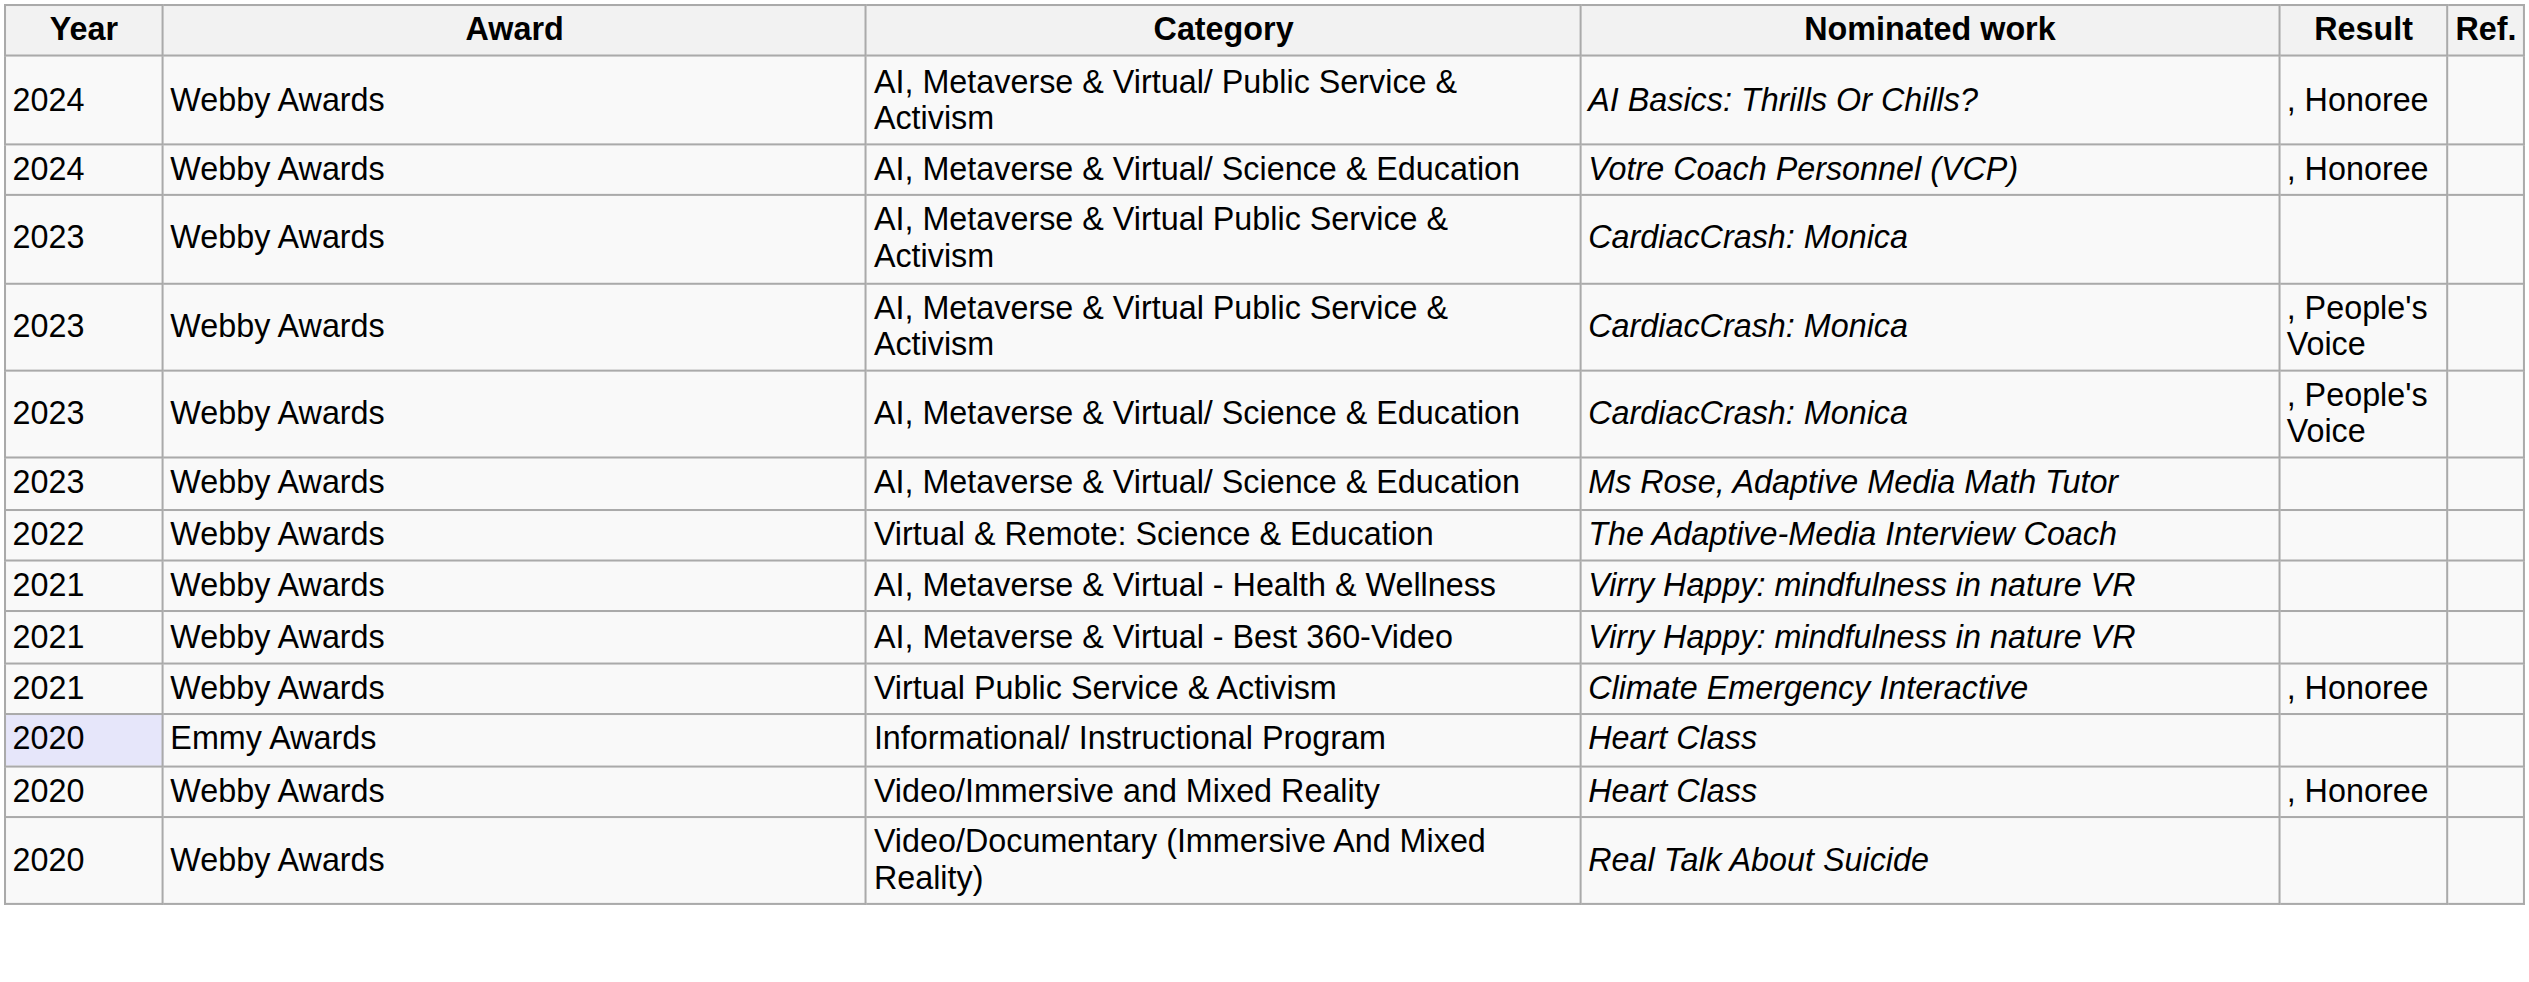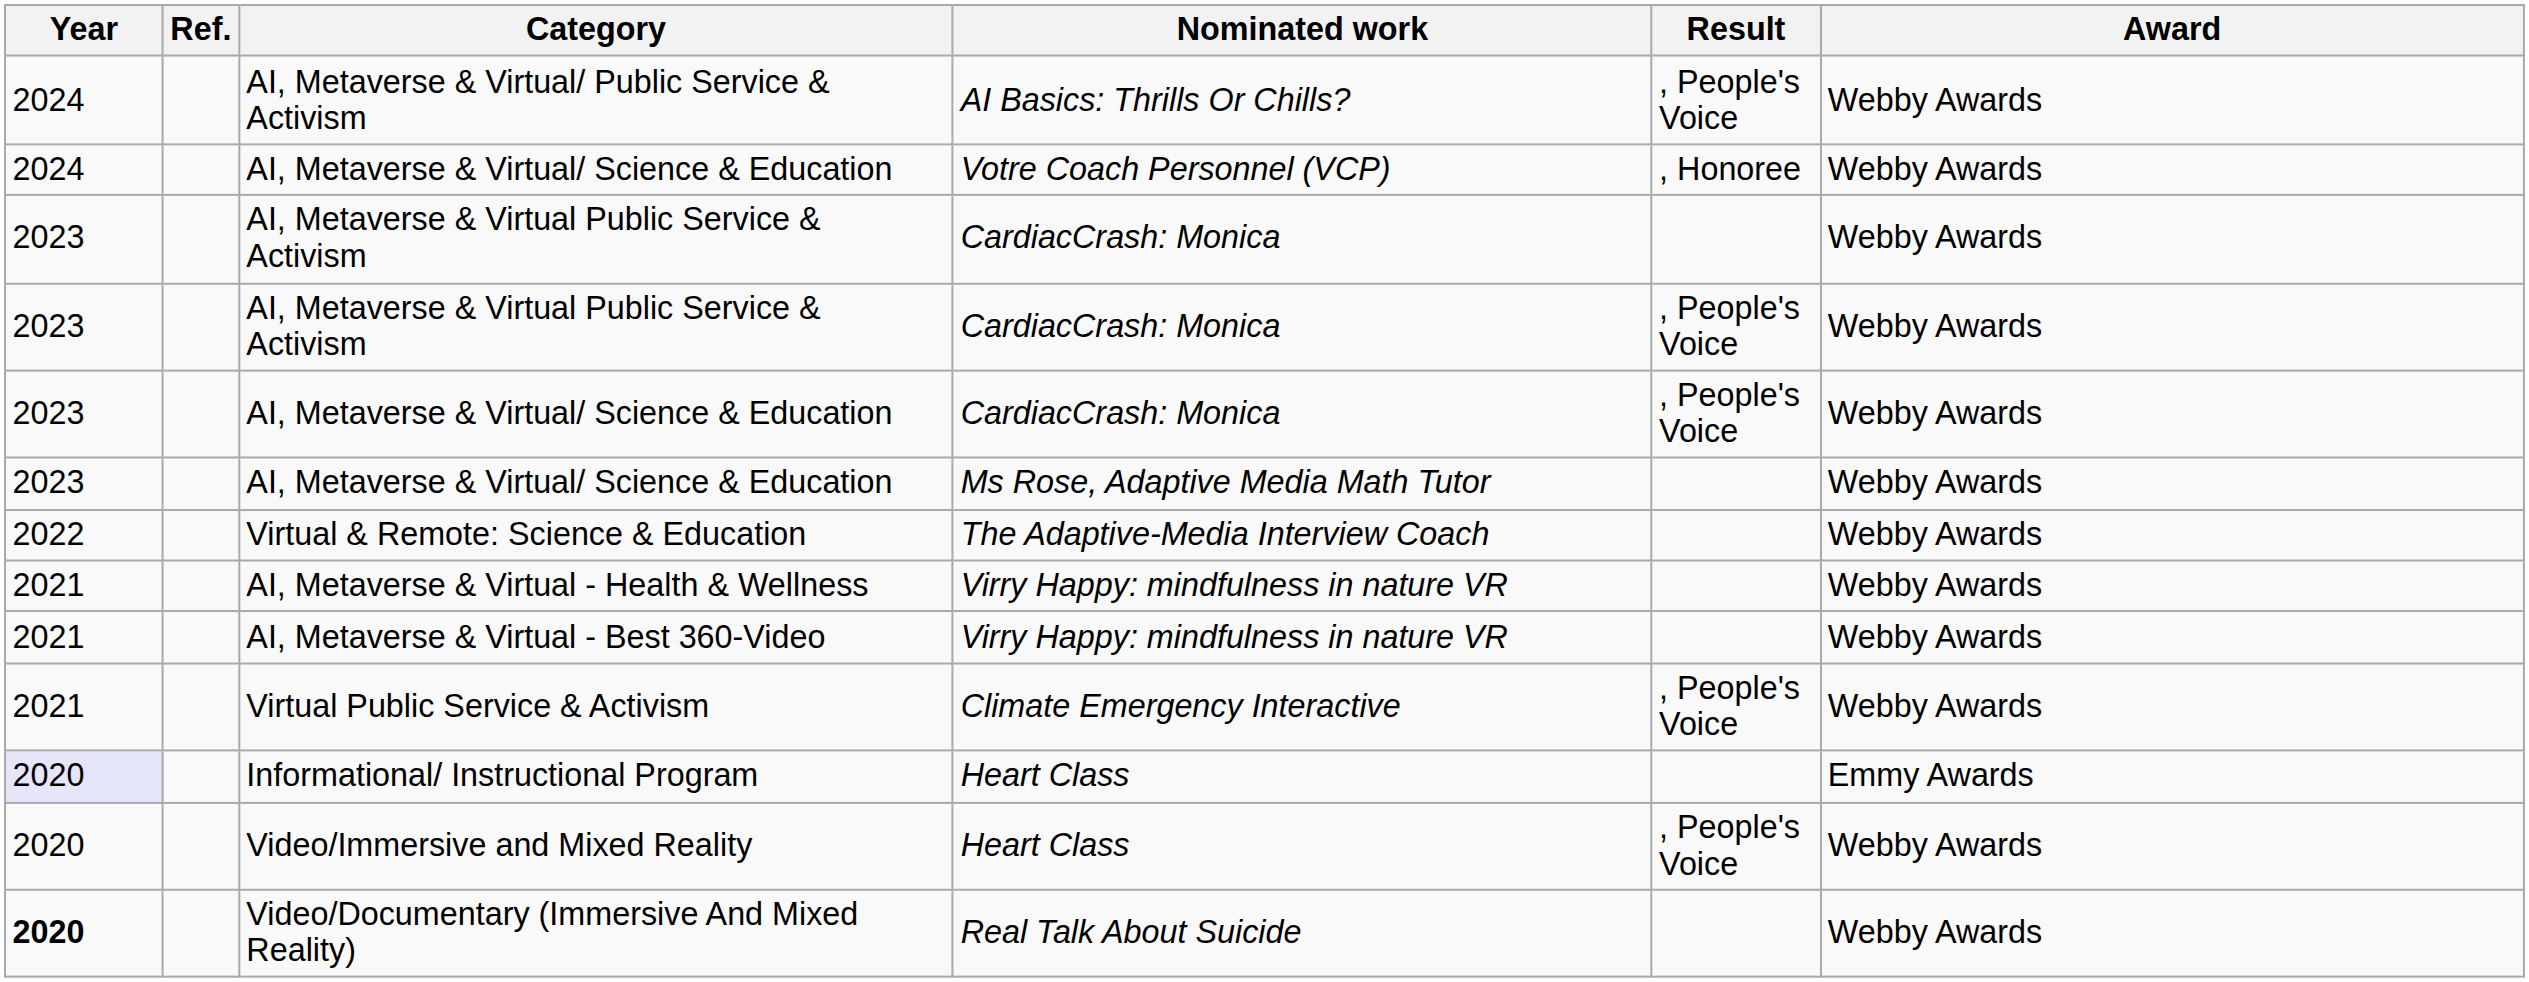columns swapped: (515, 30) <-> (2486, 30)
(2358, 99) , Honoree -> (1730, 99) , People's Voice
(2358, 688) , Honoree -> (1730, 706) , People's Voice
(2358, 790) , Honoree -> (1730, 845) , People's Voice
(48, 860) normal -> (48, 932) bold
